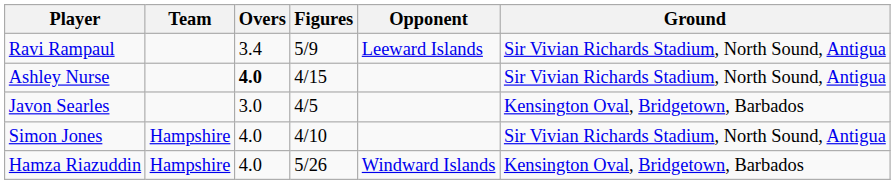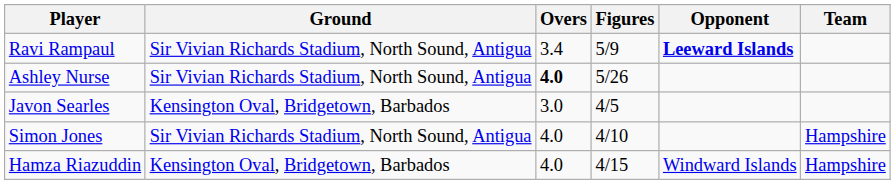columns swapped: (190, 19) <-> (695, 19)
(422, 48) normal -> (728, 48) bold
(311, 77) 4/15 -> (612, 77) 5/26
(311, 164) 5/26 -> (612, 164) 4/15
